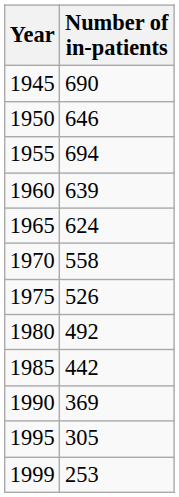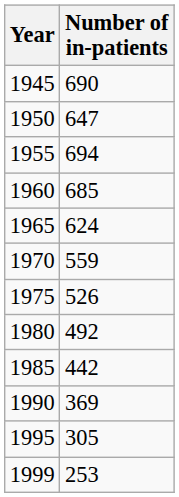(82, 118) 646 -> (82, 118) 647
(82, 189) 639 -> (82, 189) 685
(82, 261) 558 -> (82, 261) 559
